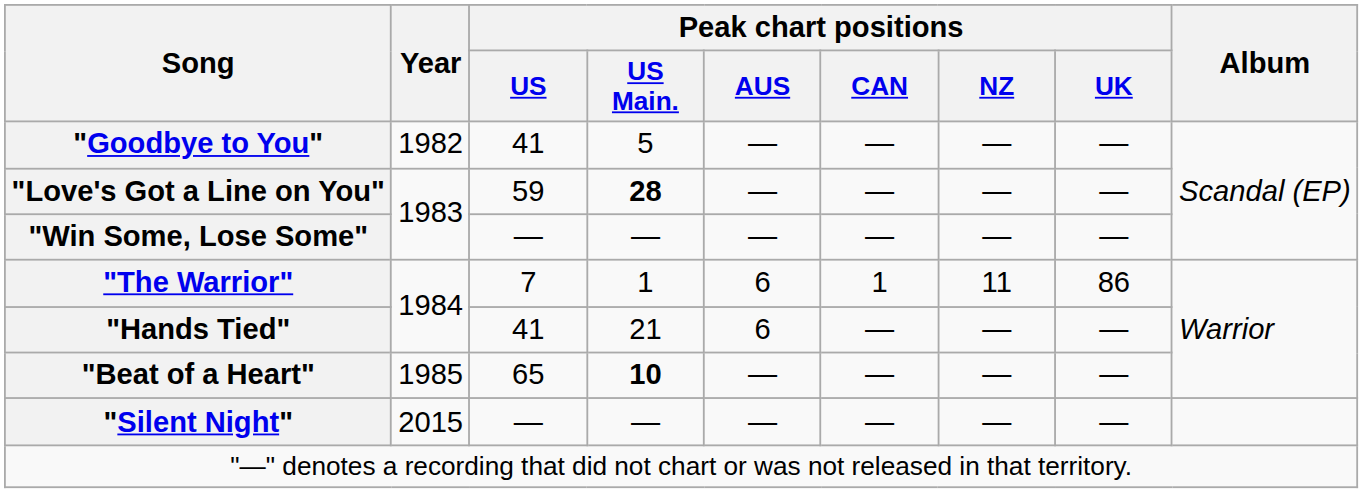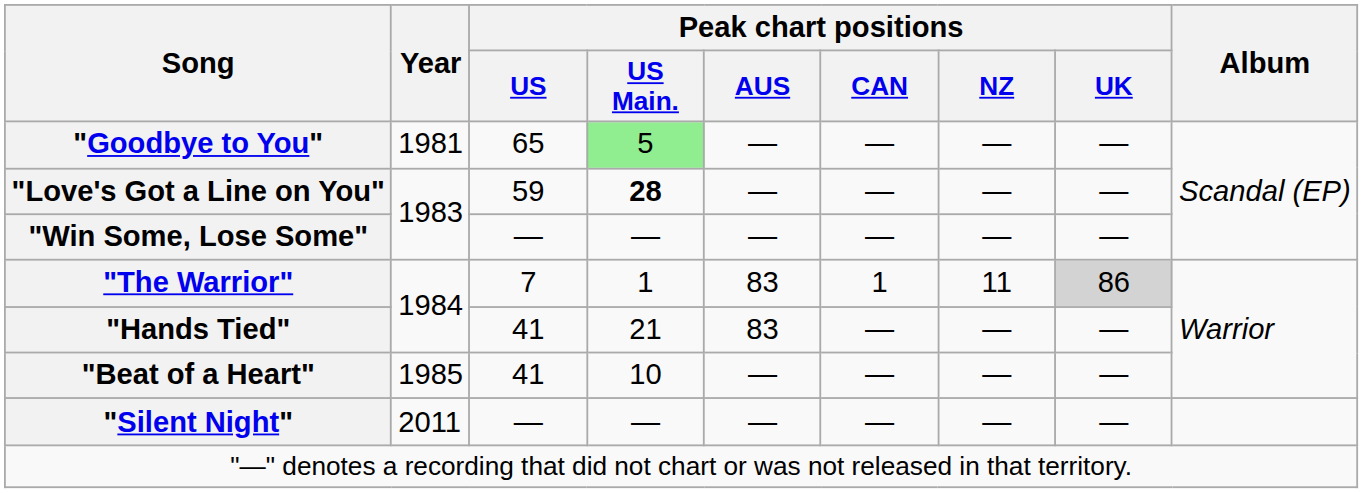(431, 144) 1982 -> (431, 144) 1981
(528, 144) 41 -> (528, 144) 65
(645, 144) no background -> (645, 144) lightgreen background
(763, 282) 6 -> (763, 282) 83
(1114, 282) no background -> (1114, 282) lightgrey background
(763, 329) 6 -> (763, 329) 83
(528, 375) 65 -> (528, 375) 41
(645, 375) bold -> (645, 375) normal
(431, 421) 2015 -> (430, 421) 2011
